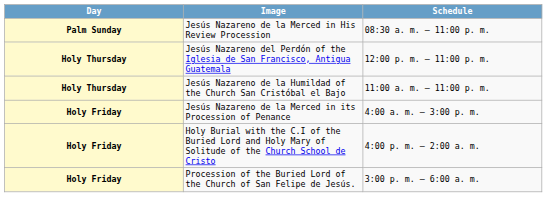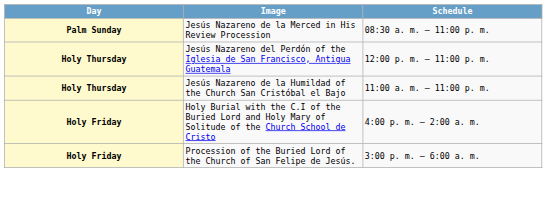- row: (271, 112)
